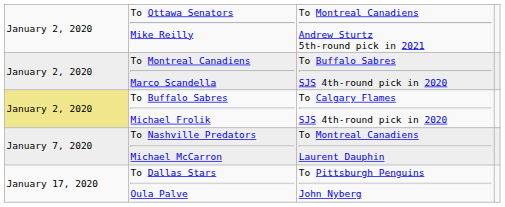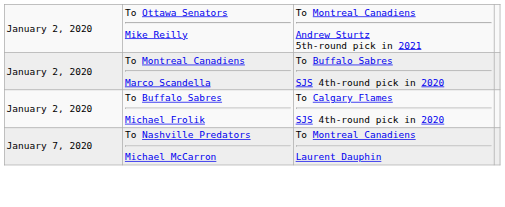(49, 109) khaki background -> (49, 109) no background
- row: (212, 183)
